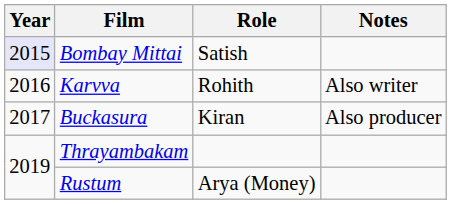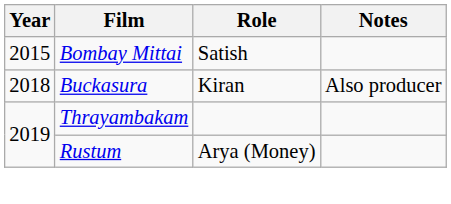(30, 53) lavender background -> (30, 53) no background
- row: (90, 85)
(30, 118) 2017 -> (30, 85) 2018
